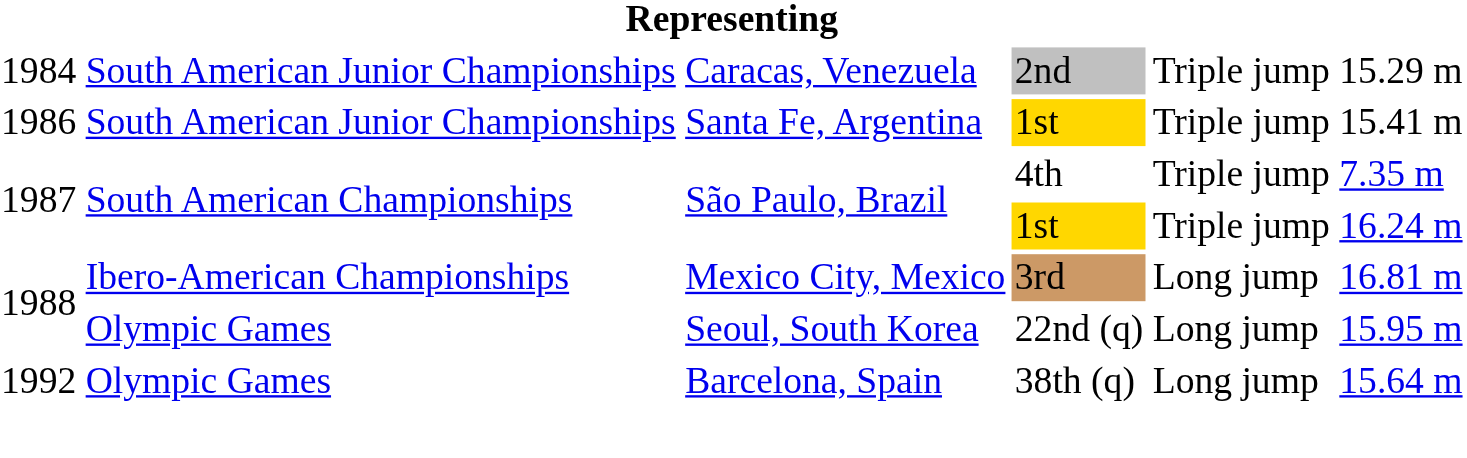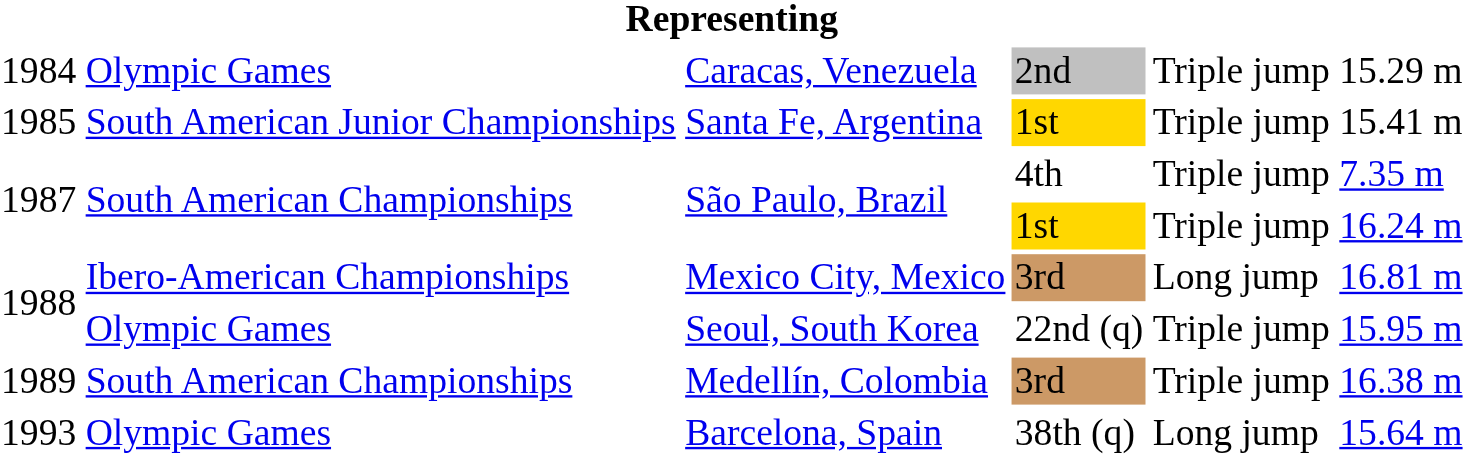(381, 70) South American Junior Championships -> (208, 70) Olympic Games
(39, 121) 1986 -> (39, 121) 1985
(1236, 328) Long jump -> (1241, 328) Triple jump
+ row: (837, 380)
(39, 380) 1992 -> (39, 432) 1993
